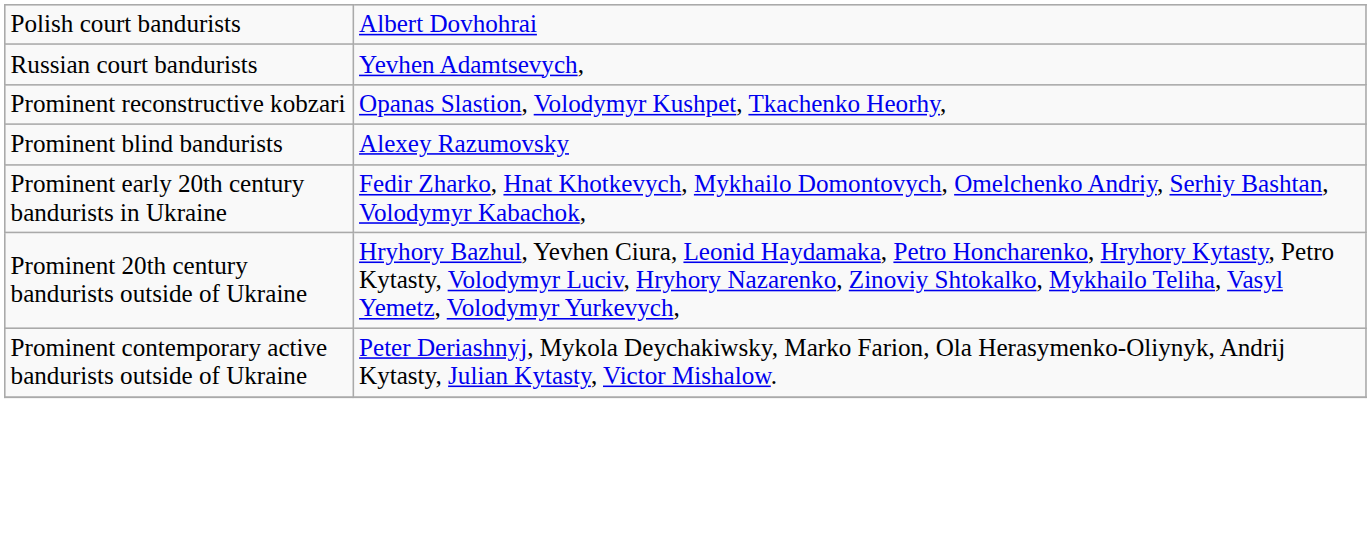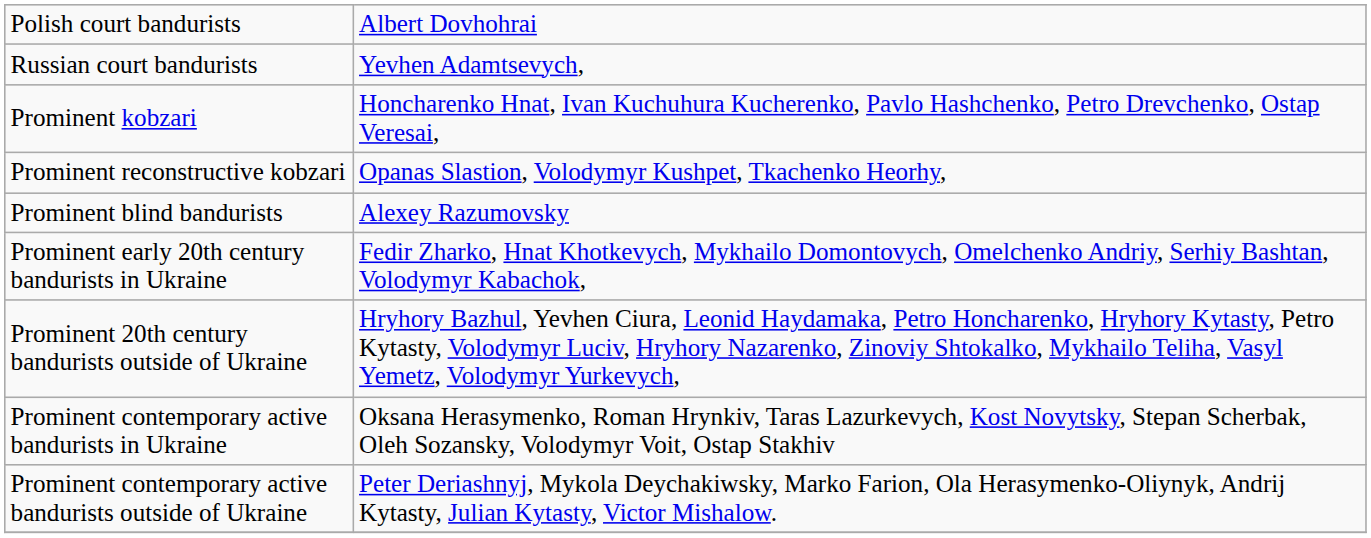+ row: (104, 118)
+ row: (169, 430)
